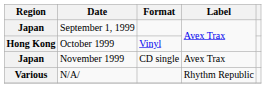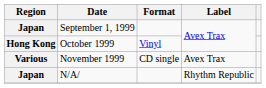(31, 59) Japan -> (31, 59) Various
(31, 75) Various -> (31, 75) Japan
